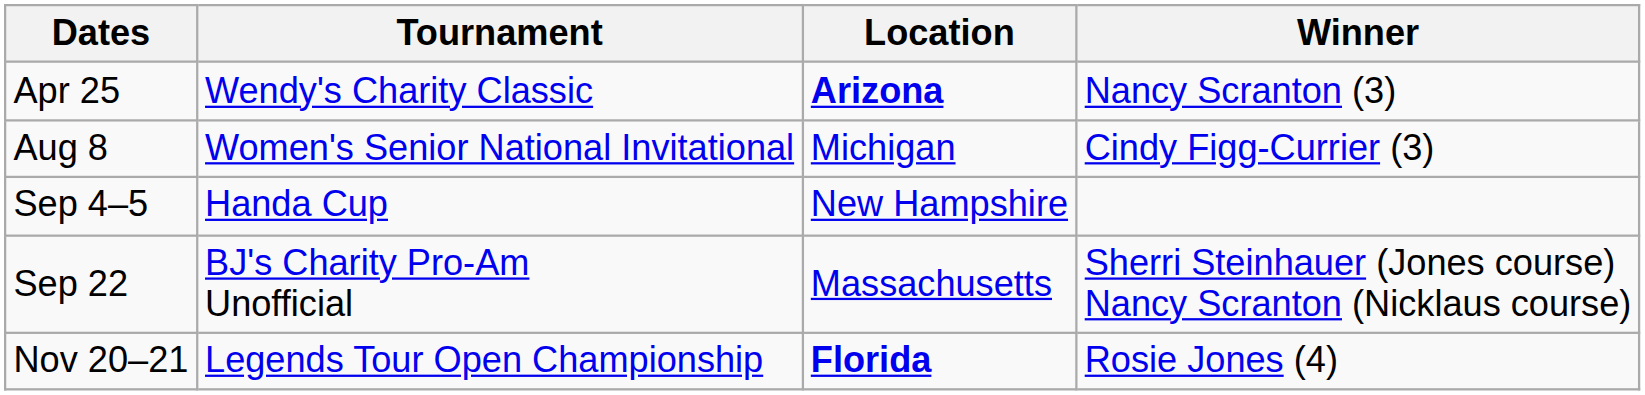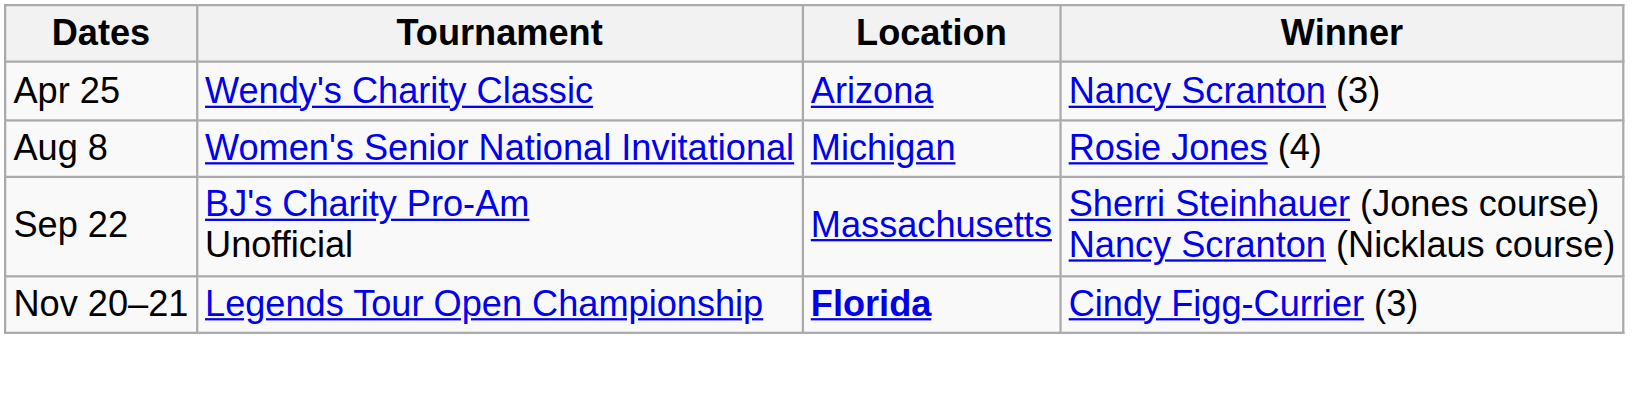(877, 90) bold -> (872, 90) normal
(1260, 147) Cindy Figg-Currier (3) -> (1195, 147) Rosie Jones (4)
- row: (81, 205)
(1211, 360) Rosie Jones (4) -> (1243, 303) Cindy Figg-Currier (3)
